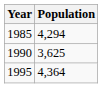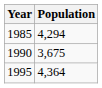(51, 53) 3,625 -> (51, 53) 3,675
